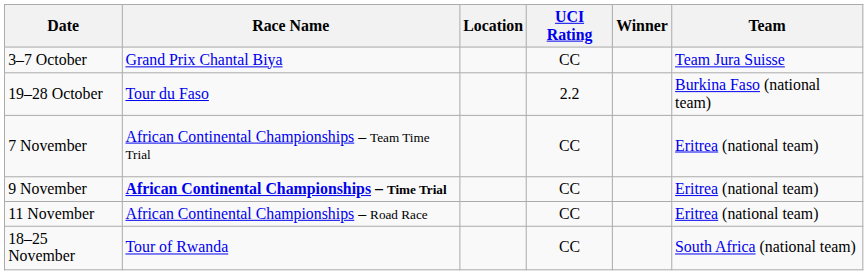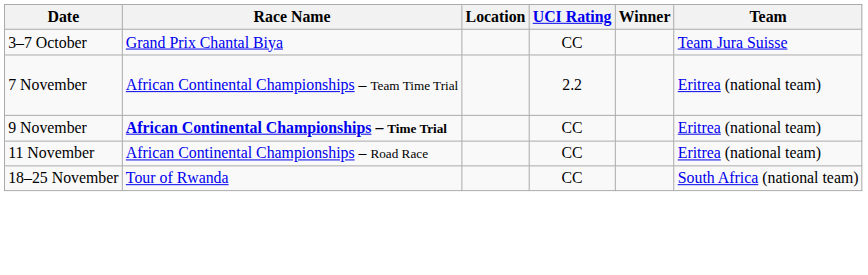- row: (55, 94)
(570, 145) CC -> (572, 85) 2.2
